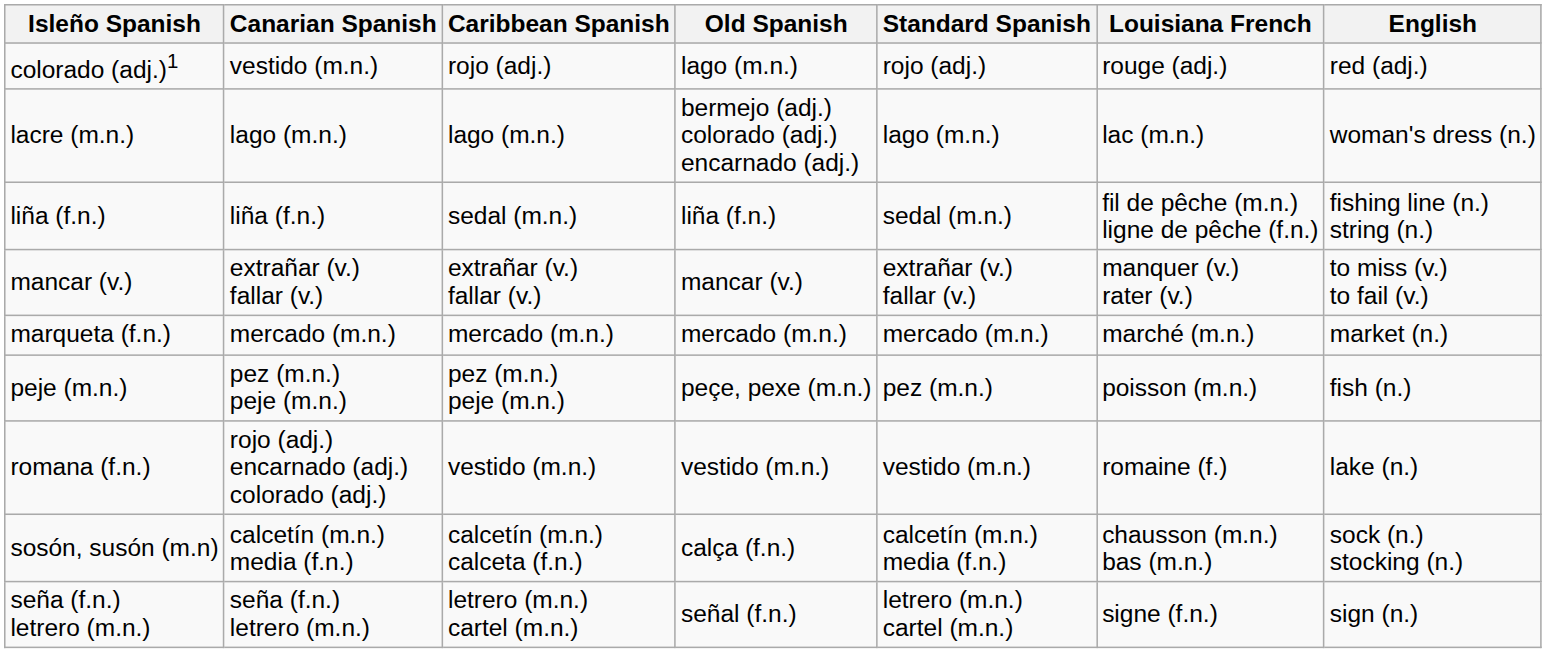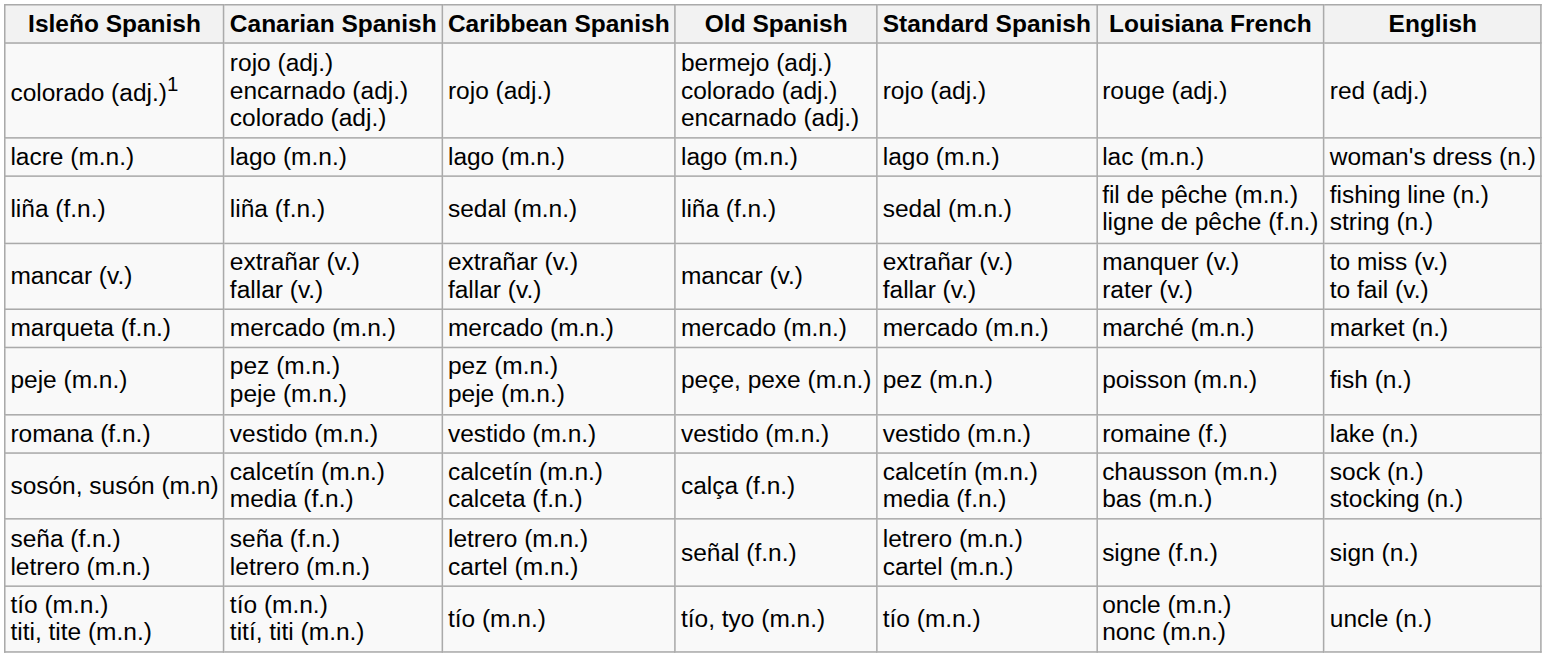(304, 66) vestido (m.n.) -> (319, 90) rojo (adj.) encarnado (adj.) colorado (adj.)
(739, 66) lago (m.n.) -> (770, 90) bermejo (adj.) colorado (adj.) encarnado (adj.)
(770, 135) bermejo (adj.) colorado (adj.) encarnado (adj.) -> (739, 156) lago (m.n.)
(319, 467) rojo (adj.) encarnado (adj.) colorado (adj.) -> (304, 433) vestido (m.n.)
+ row: (81, 618)
